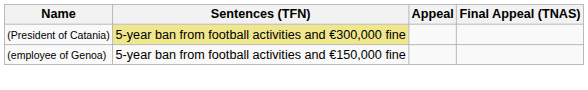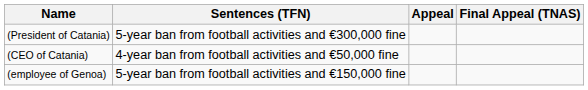(261, 34) khaki background -> (261, 34) no background
+ row: (48, 55)
